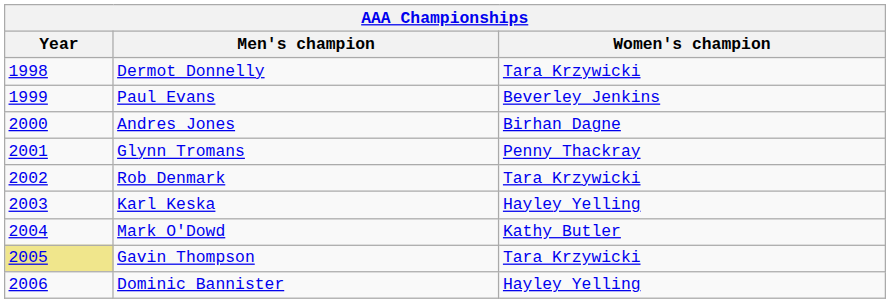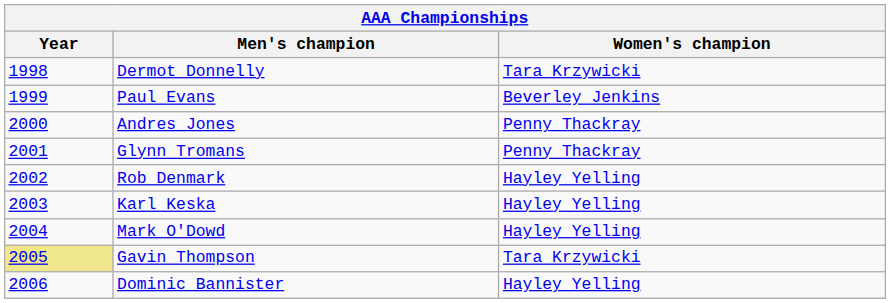(562, 125) Birhan Dagne -> (572, 125) Penny Thackray
(572, 178) Tara Krzywicki -> (572, 178) Hayley Yelling
(562, 232) Kathy Butler -> (572, 232) Hayley Yelling
